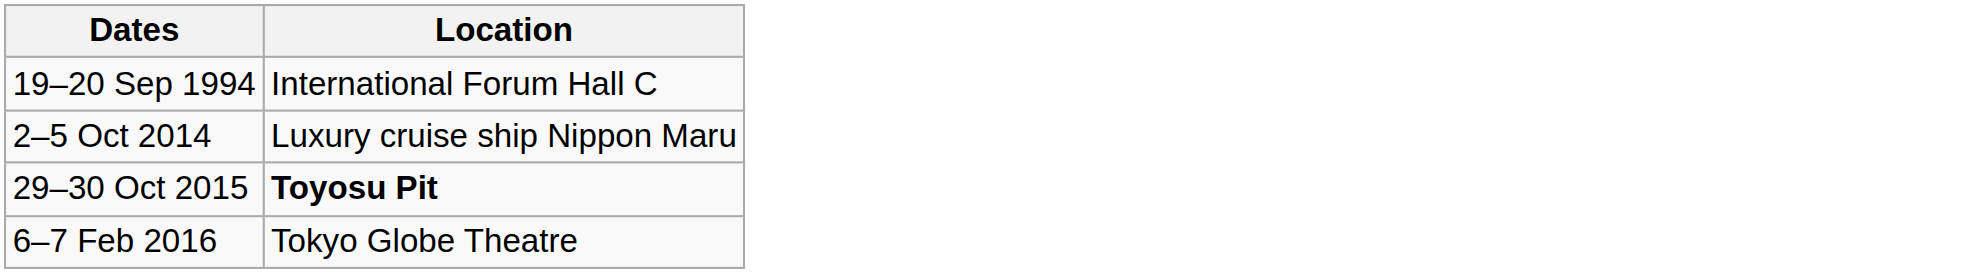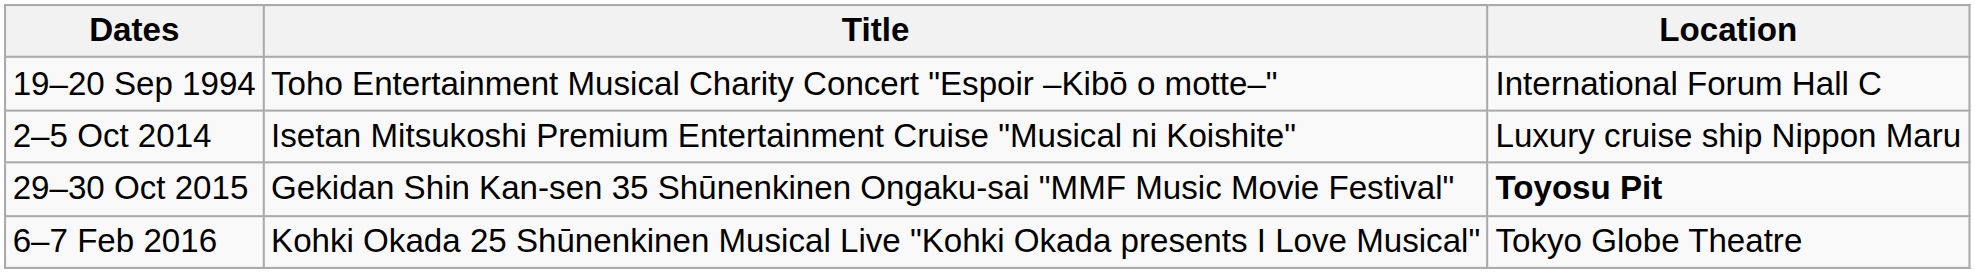+ column: (876, 30)
